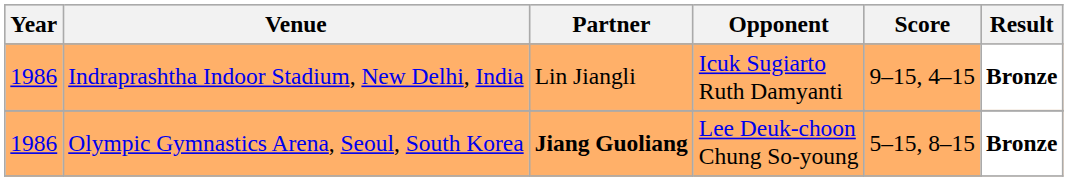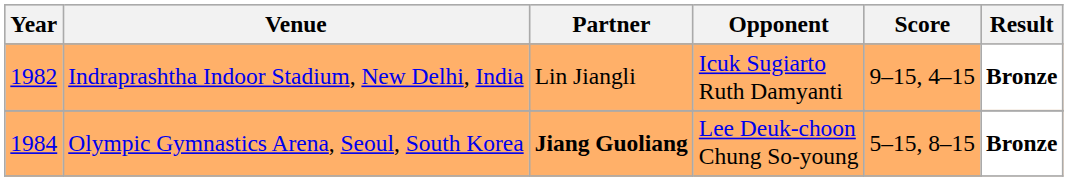(34, 76) 1986 -> (34, 76) 1982
(34, 143) 1986 -> (34, 143) 1984
